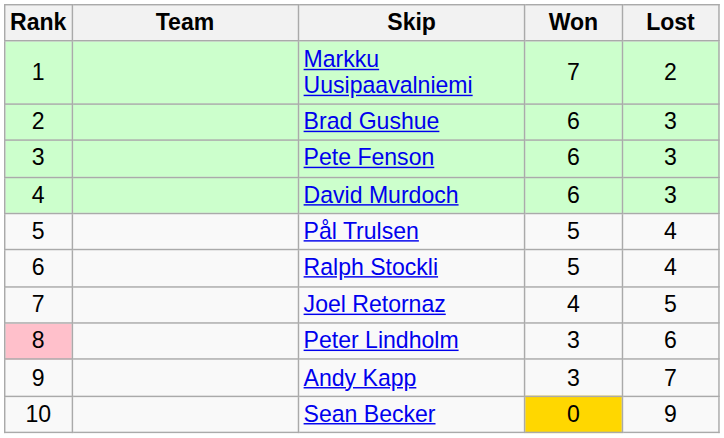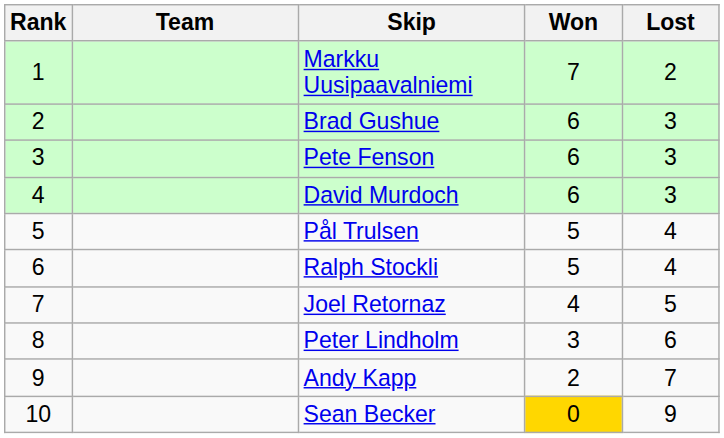(38, 341) pink background -> (38, 341) no background
(573, 377) 3 -> (573, 377) 2
